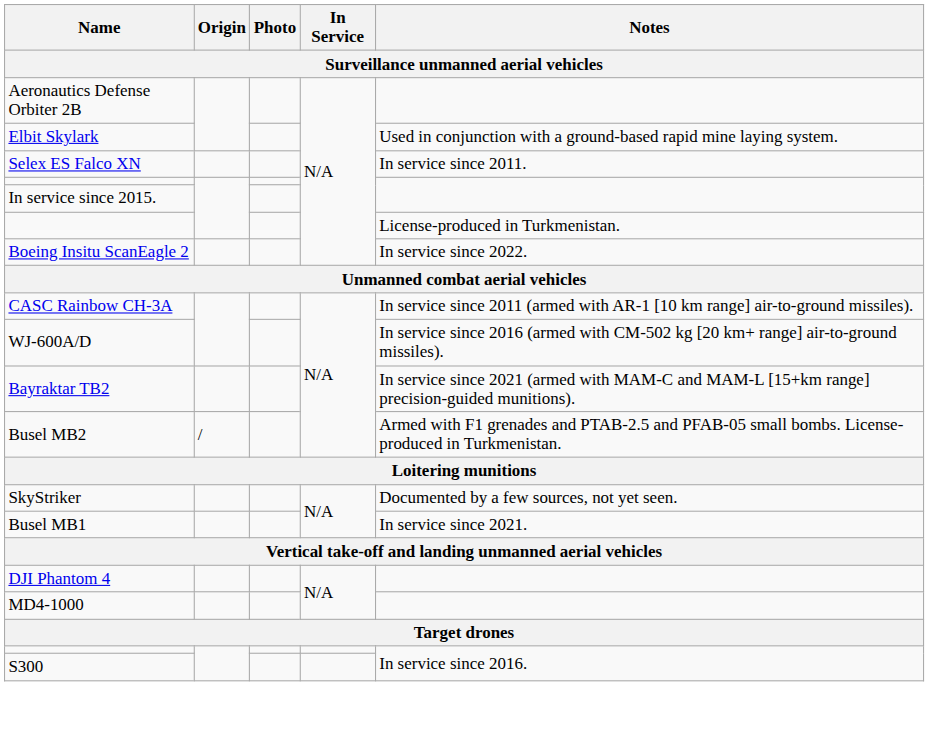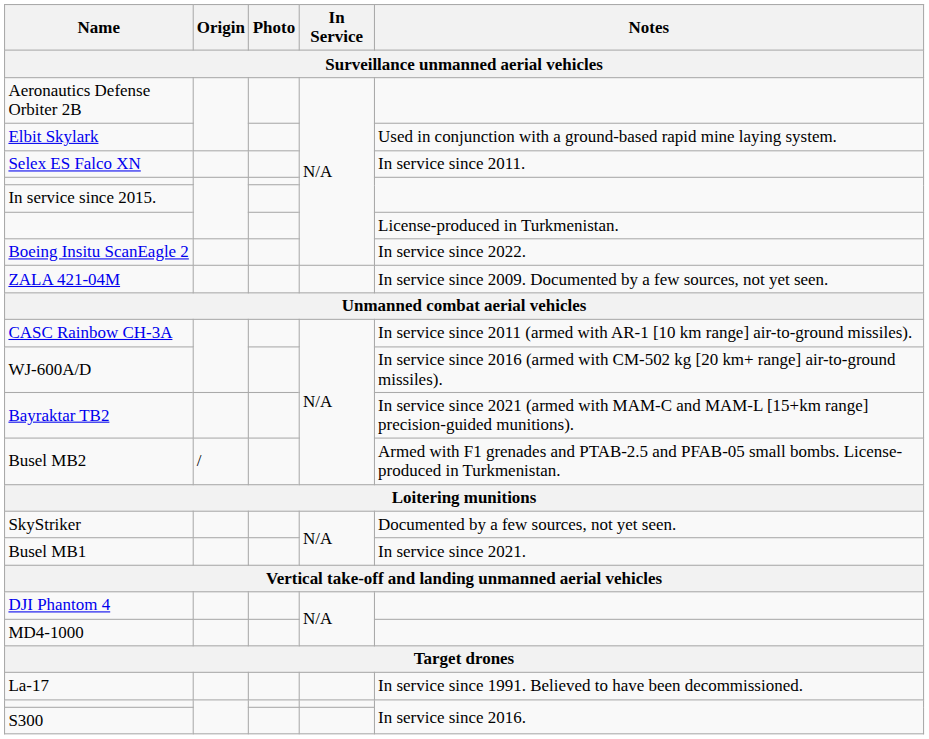+ row: (64, 279)
+ row: (29, 686)
